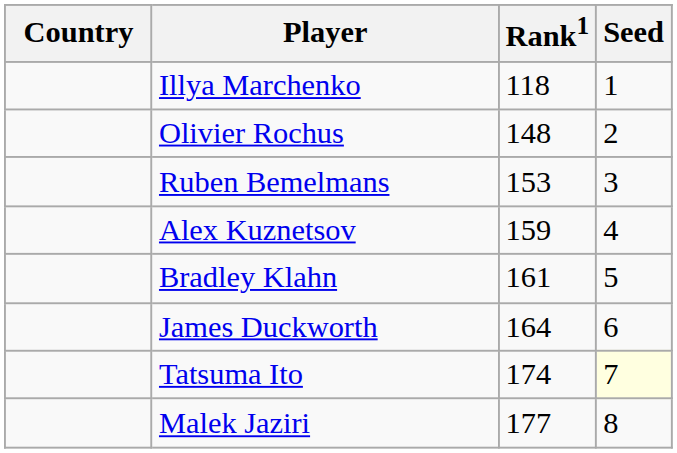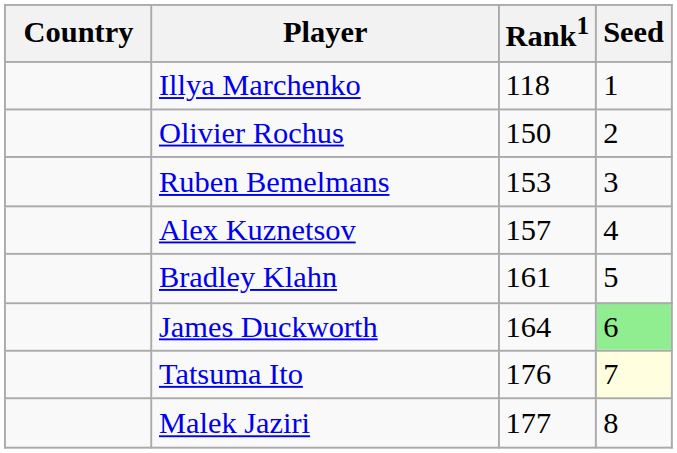(528, 133) 148 -> (528, 133) 150
(528, 229) 159 -> (528, 229) 157
(611, 326) no background -> (611, 326) lightgreen background
(528, 374) 174 -> (528, 374) 176
